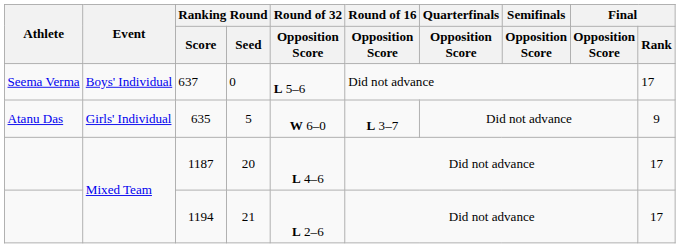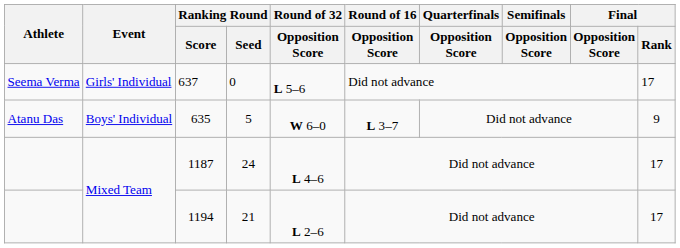(129, 82) Boys' Individual -> (129, 82) Girls' Individual
(129, 119) Girls' Individual -> (129, 119) Boys' Individual
(248, 164) 20 -> (248, 164) 24
